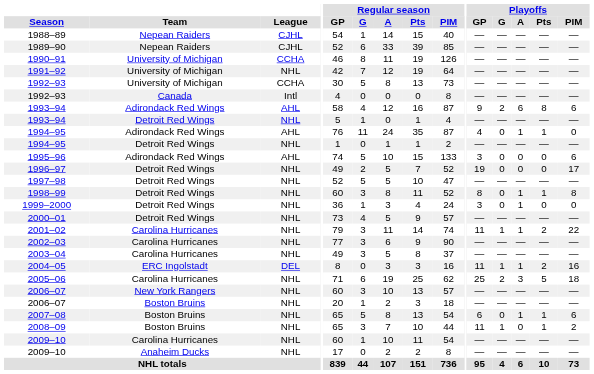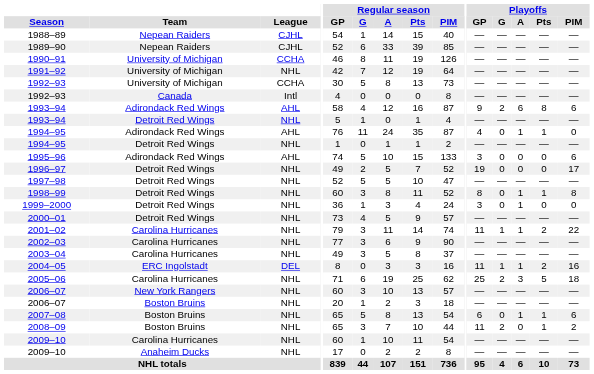(502, 327) 1 -> (502, 327) 2
